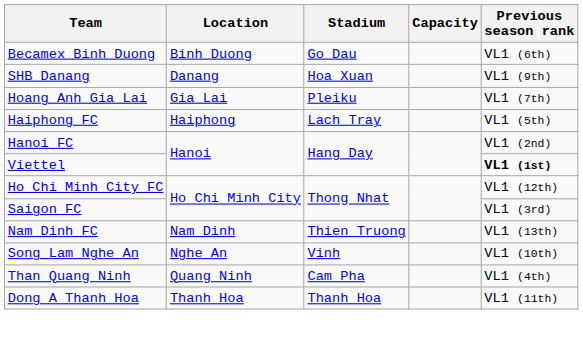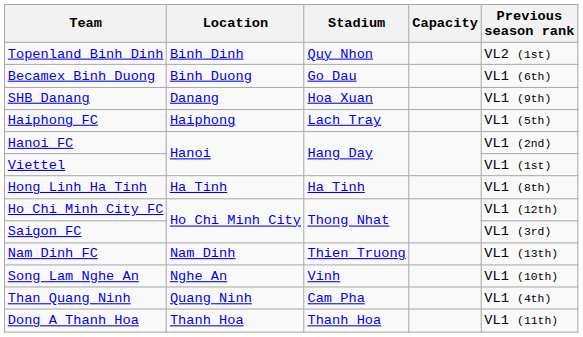+ row: (86, 54)
- row: (77, 98)
(518, 165) bold -> (518, 165) normal
+ row: (77, 187)
